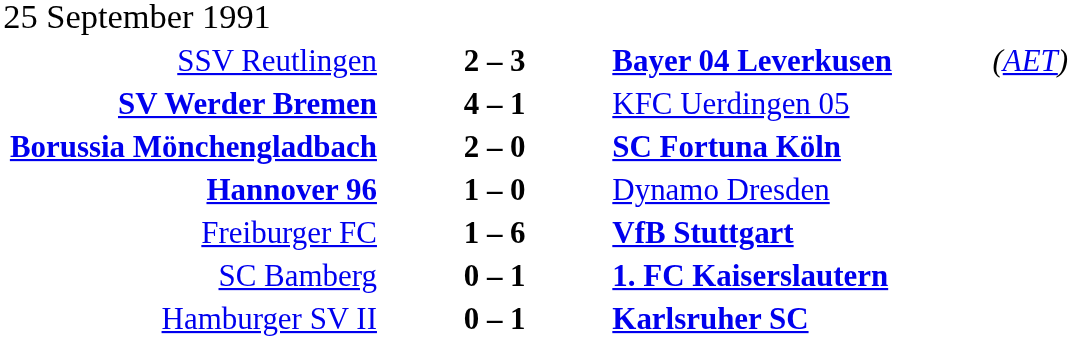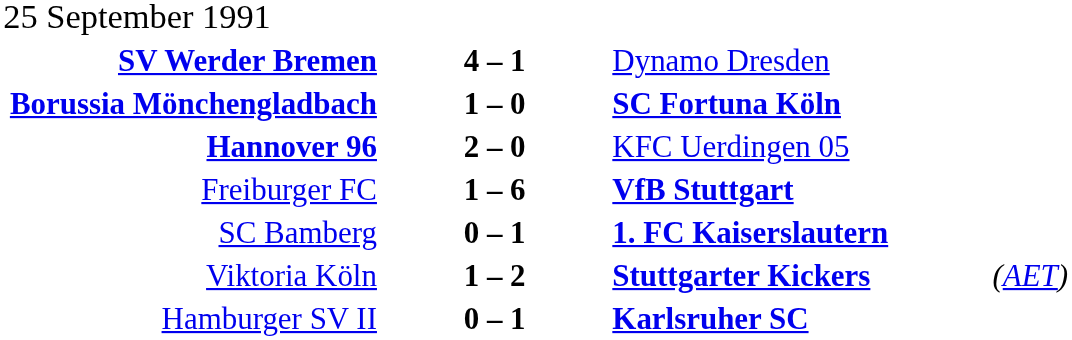- row: (277, 60)
(731, 103) KFC Uerdingen 05 -> (721, 60) Dynamo Dresden
(495, 146) 2 – 0 -> (495, 103) 1 – 0
(495, 189) 1 – 0 -> (495, 146) 2 – 0
(721, 189) Dynamo Dresden -> (731, 146) KFC Uerdingen 05
+ row: (292, 275)
